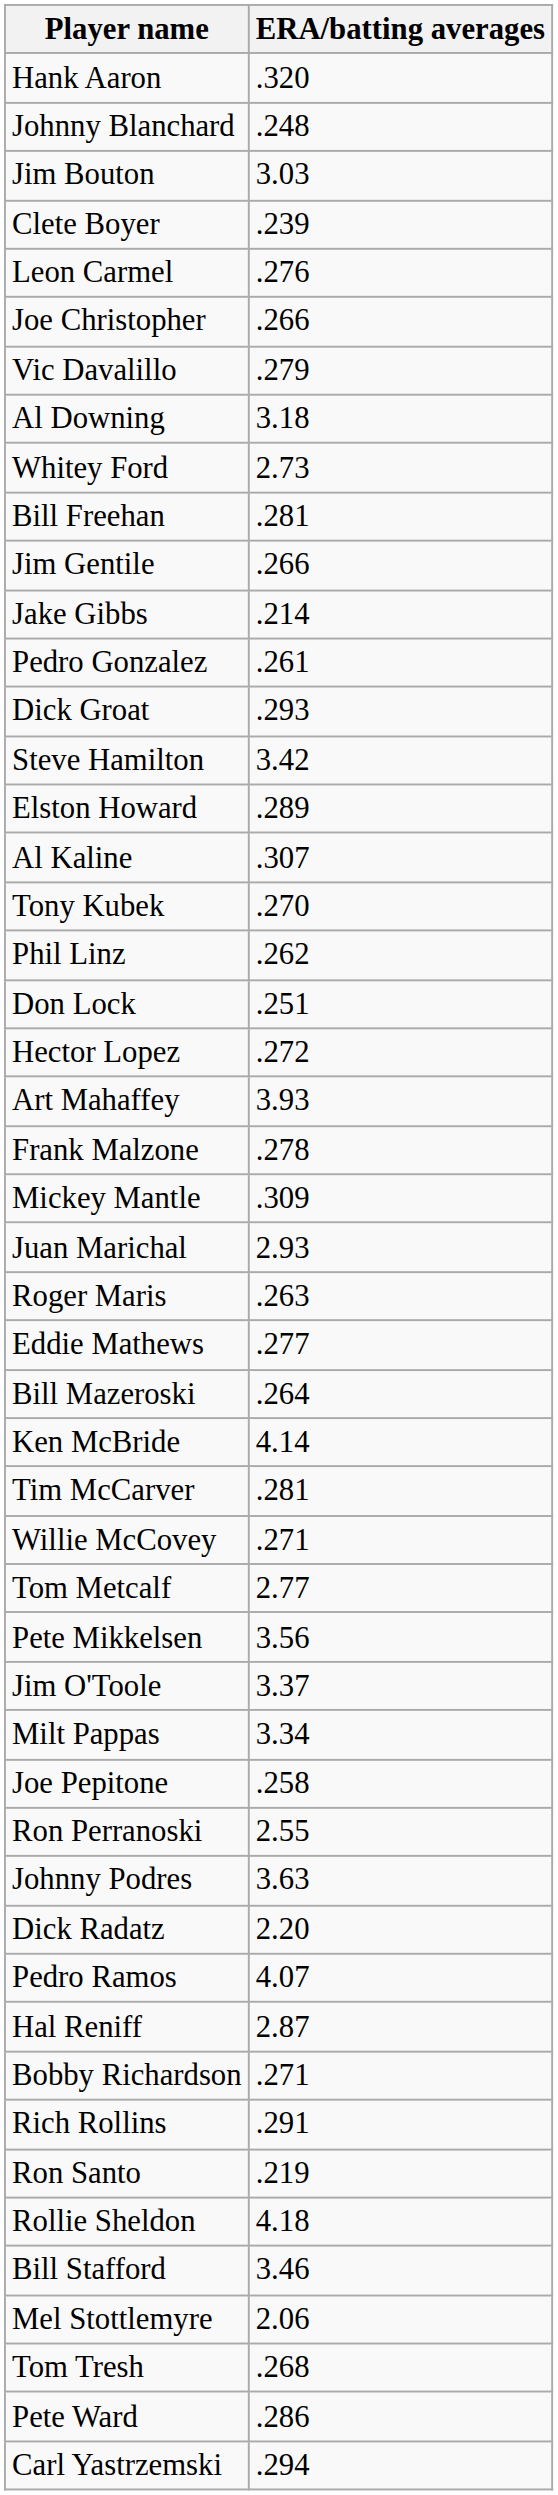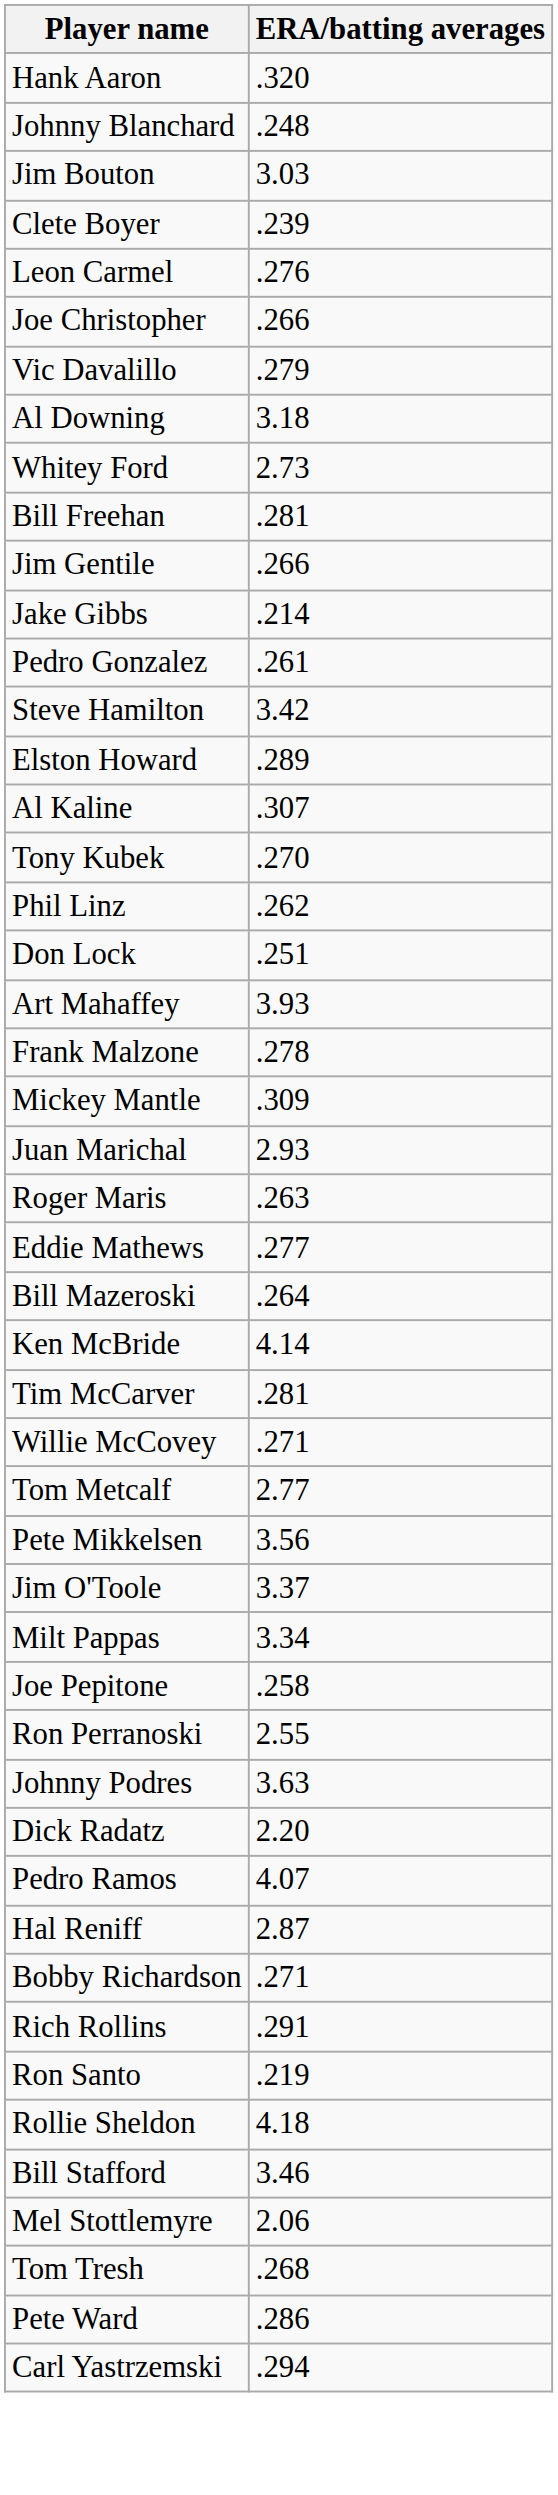- row: (81, 710)
- row: (96, 1051)
